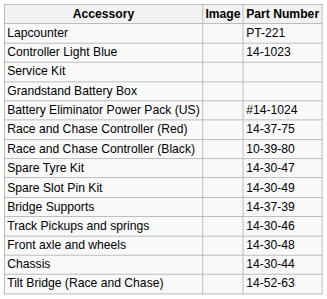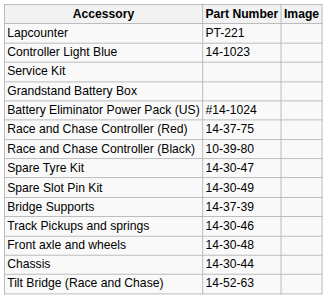columns swapped: (283, 14) <-> (223, 14)
